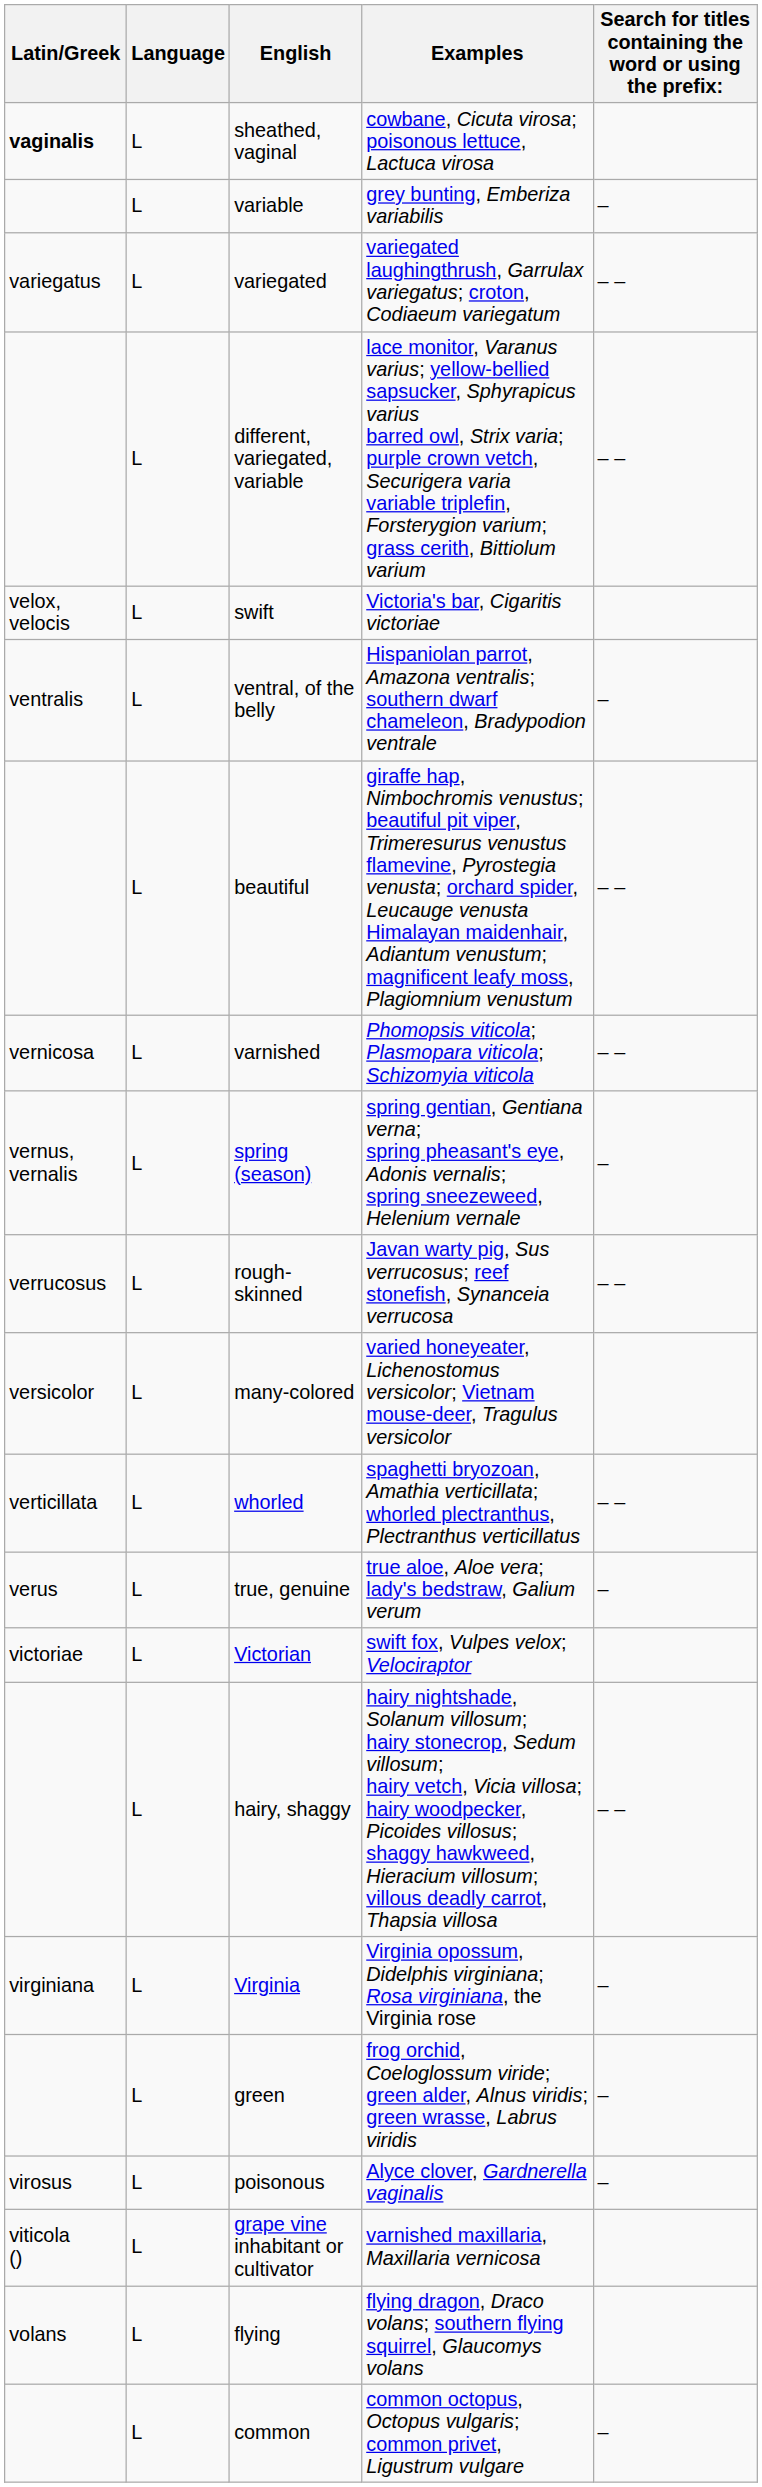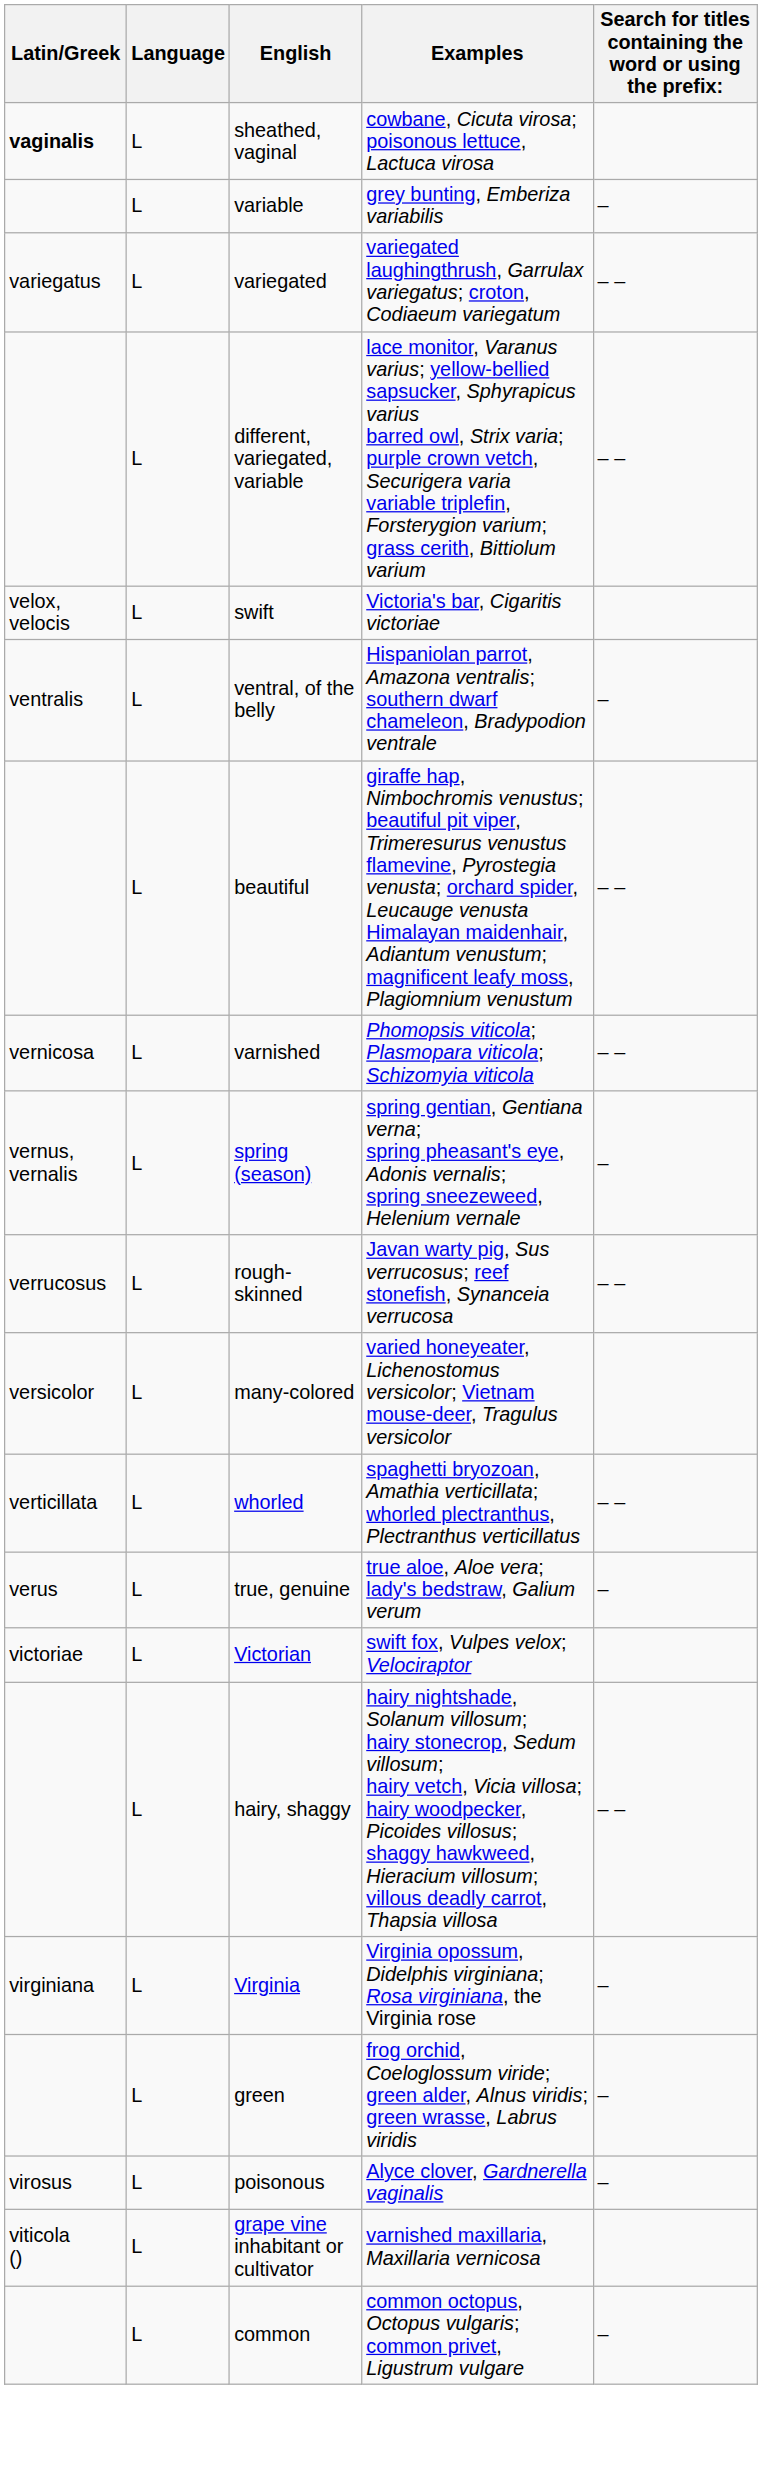- row: (257, 2334)
